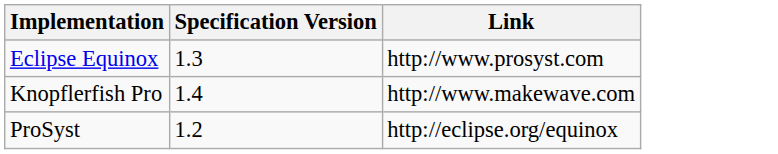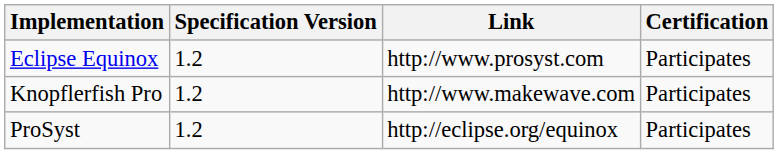+ column: (707, 22)
(189, 58) 1.3 -> (189, 58) 1.2
(189, 93) 1.4 -> (189, 93) 1.2
